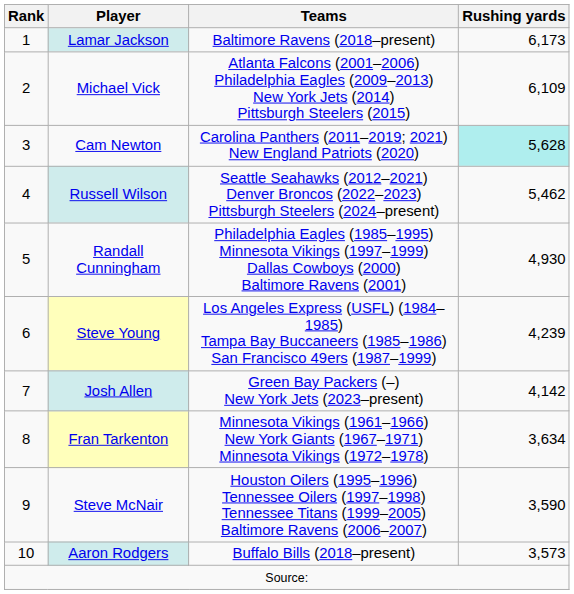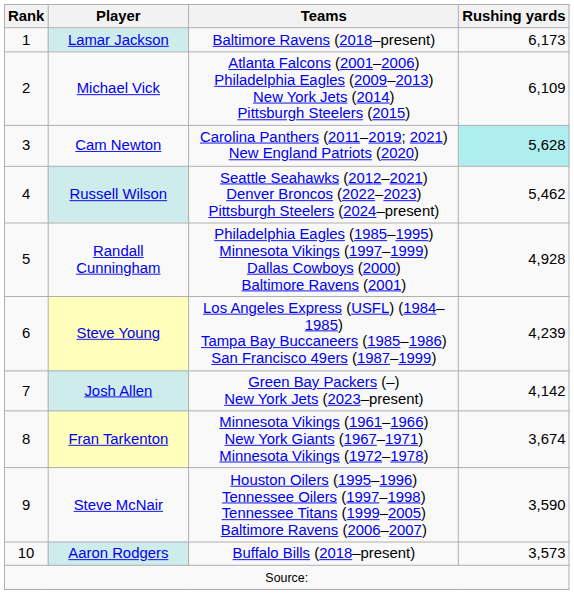(547, 259) 4,930 -> (547, 259) 4,928
(547, 439) 3,634 -> (547, 439) 3,674
